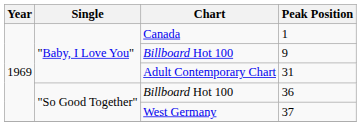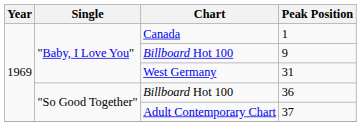(210, 72) Adult Contemporary Chart -> (180, 72) West Germany
(180, 111) West Germany -> (210, 111) Adult Contemporary Chart
